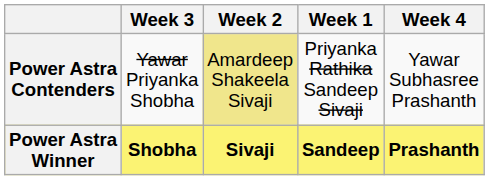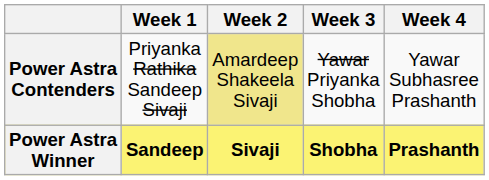columns swapped: (341, 19) <-> (162, 19)
